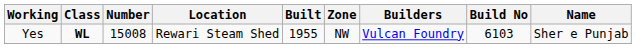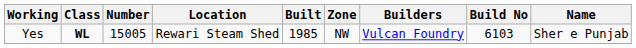(128, 34) 15008 -> (128, 34) 15005
(303, 34) 1955 -> (303, 34) 1985
